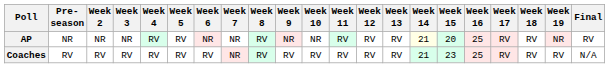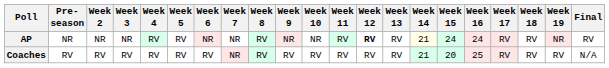(370, 39) normal -> (370, 39) bold
(451, 39) 20 -> (451, 39) 24
(478, 39) 25 -> (478, 39) 24
(451, 55) 23 -> (451, 55) 20
